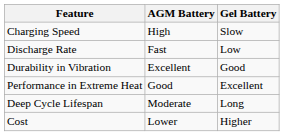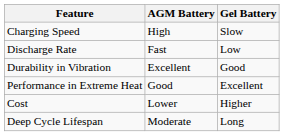rows swapped: (55, 103) <-> (17, 121)
